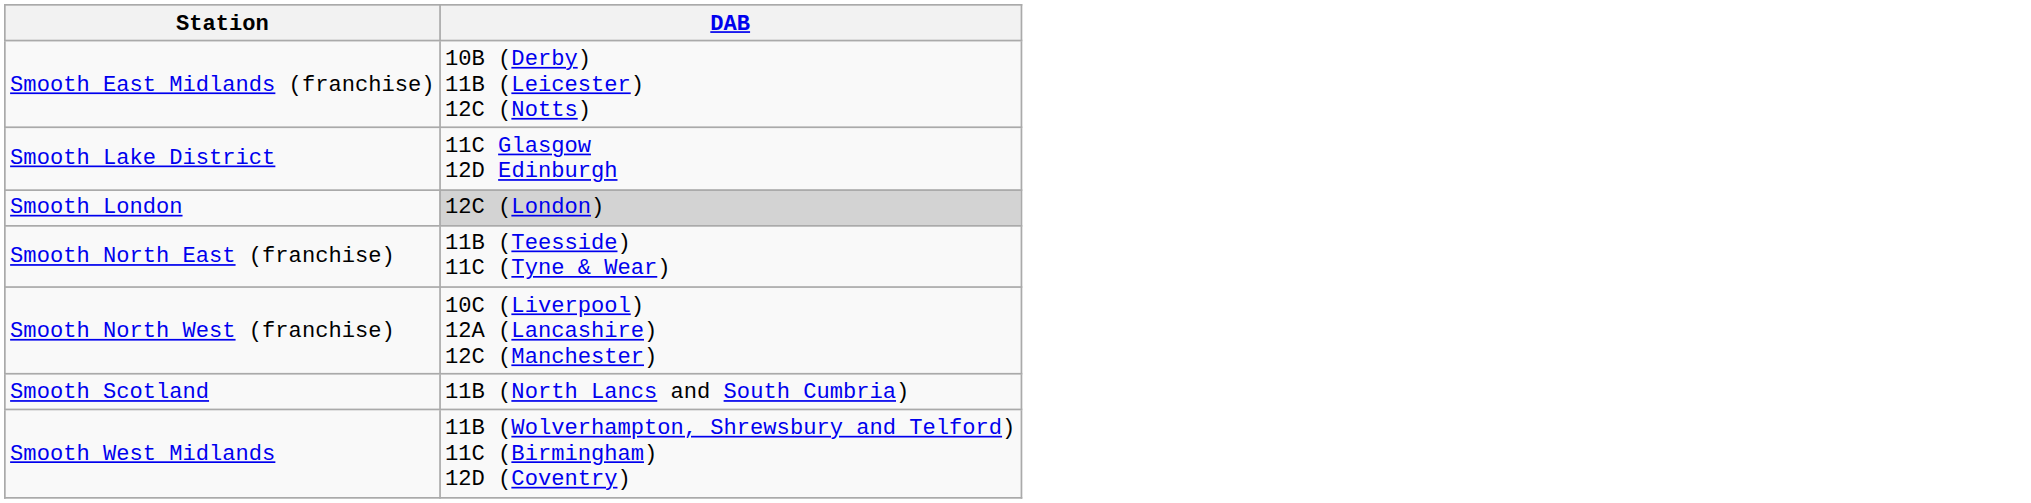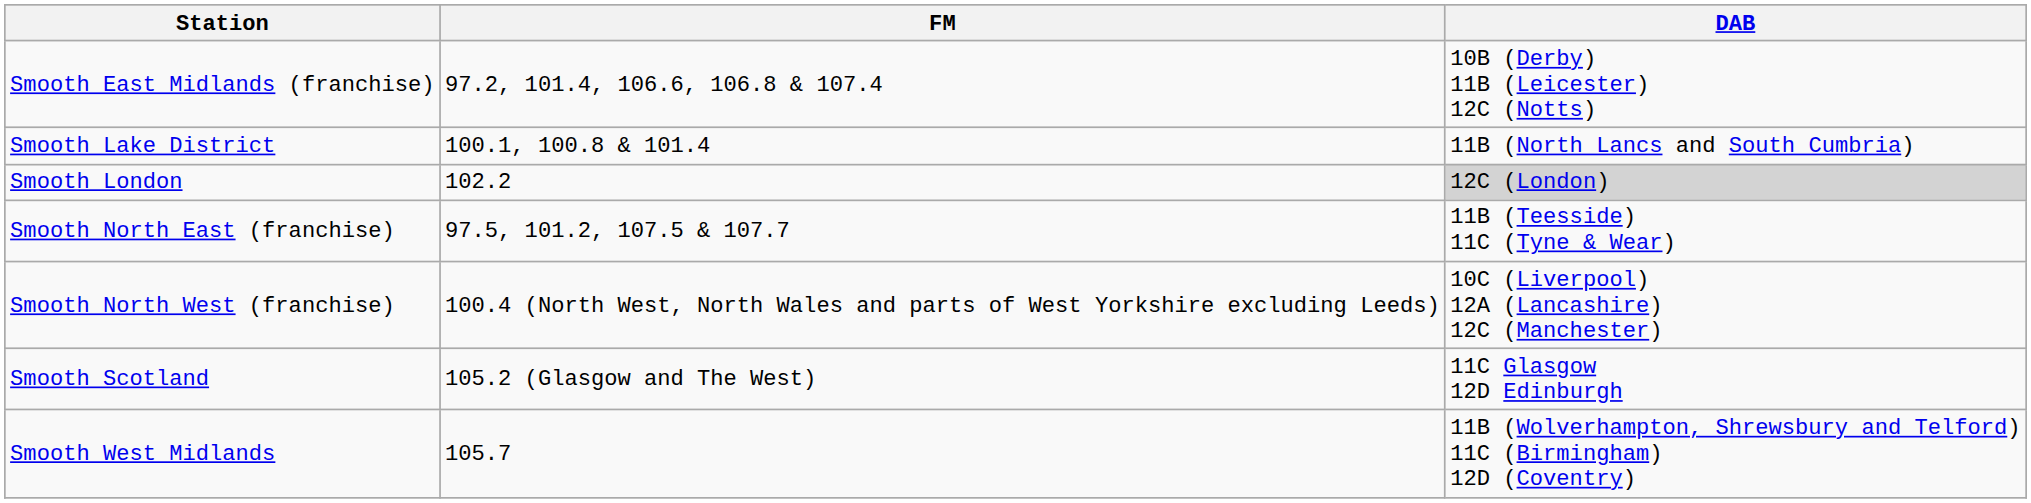+ column: (942, 23)
(531, 159) 11C Glasgow 12D Edinburgh -> (1682, 146) 11B (North Lancs and South Cumbria)
(677, 392) 11B (North Lancs and South Cumbria) -> (1536, 379) 11C Glasgow 12D Edinburgh
